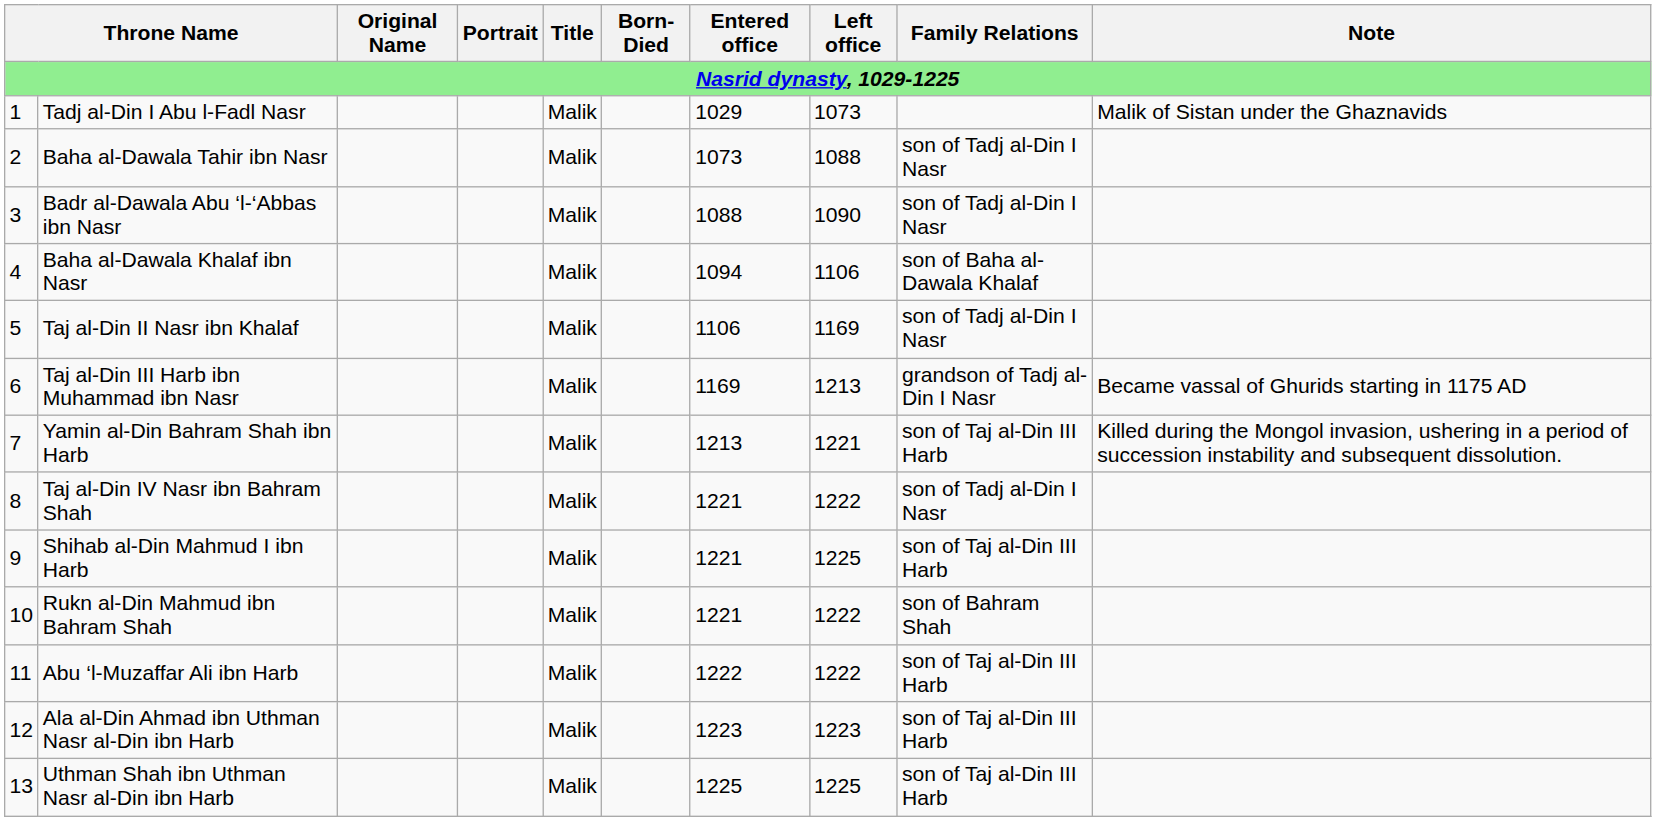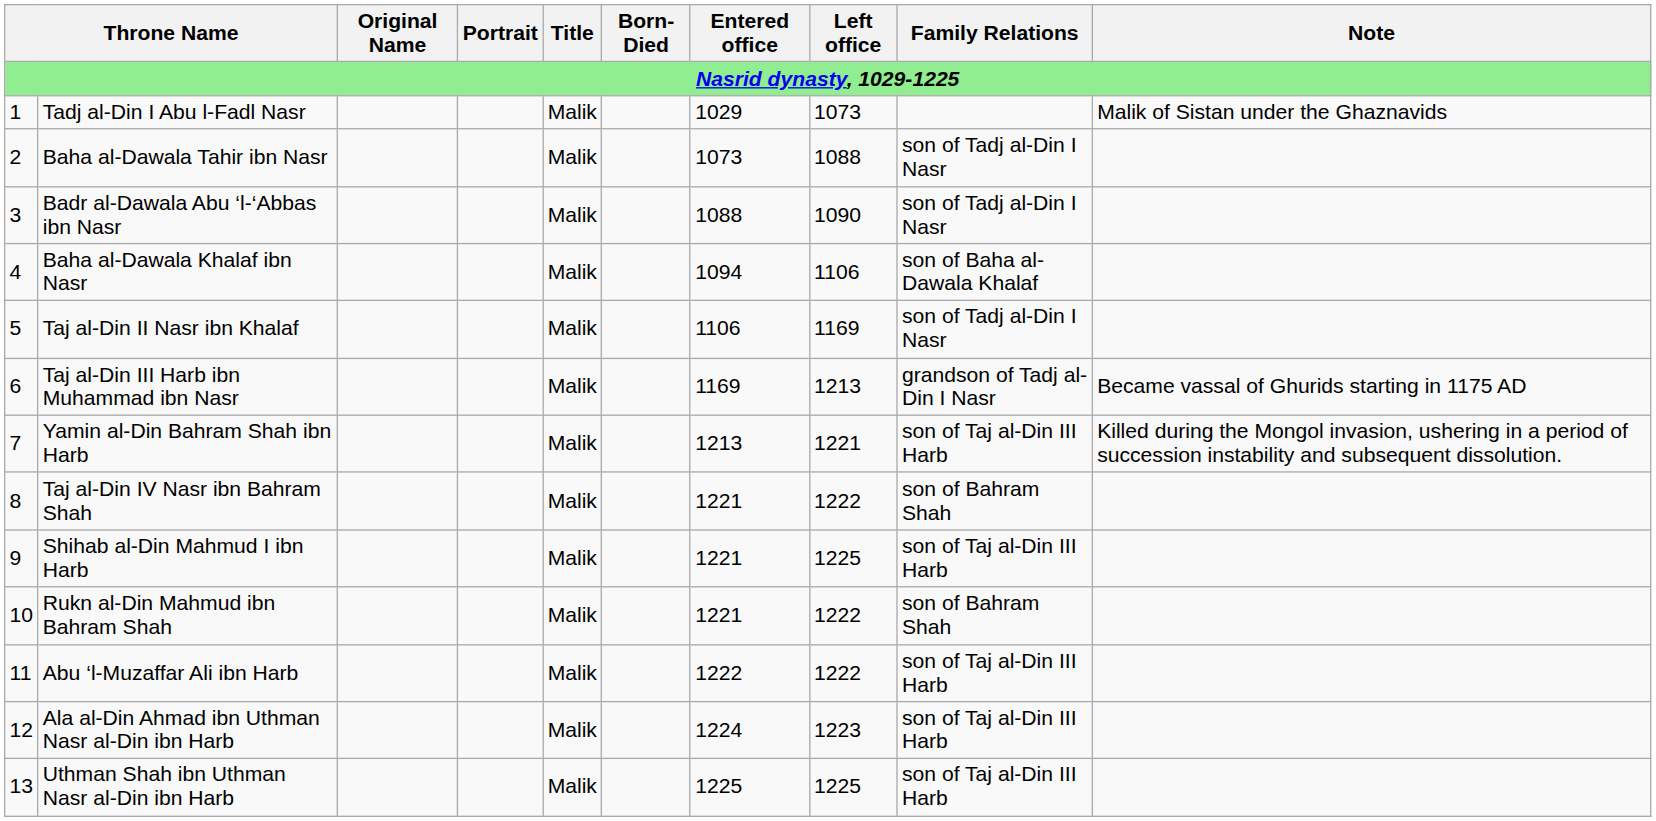(989, 500) son of Tadj al-Din I Nasr -> (971, 500) son of Bahram Shah
(719, 729) 1223 -> (719, 729) 1224
